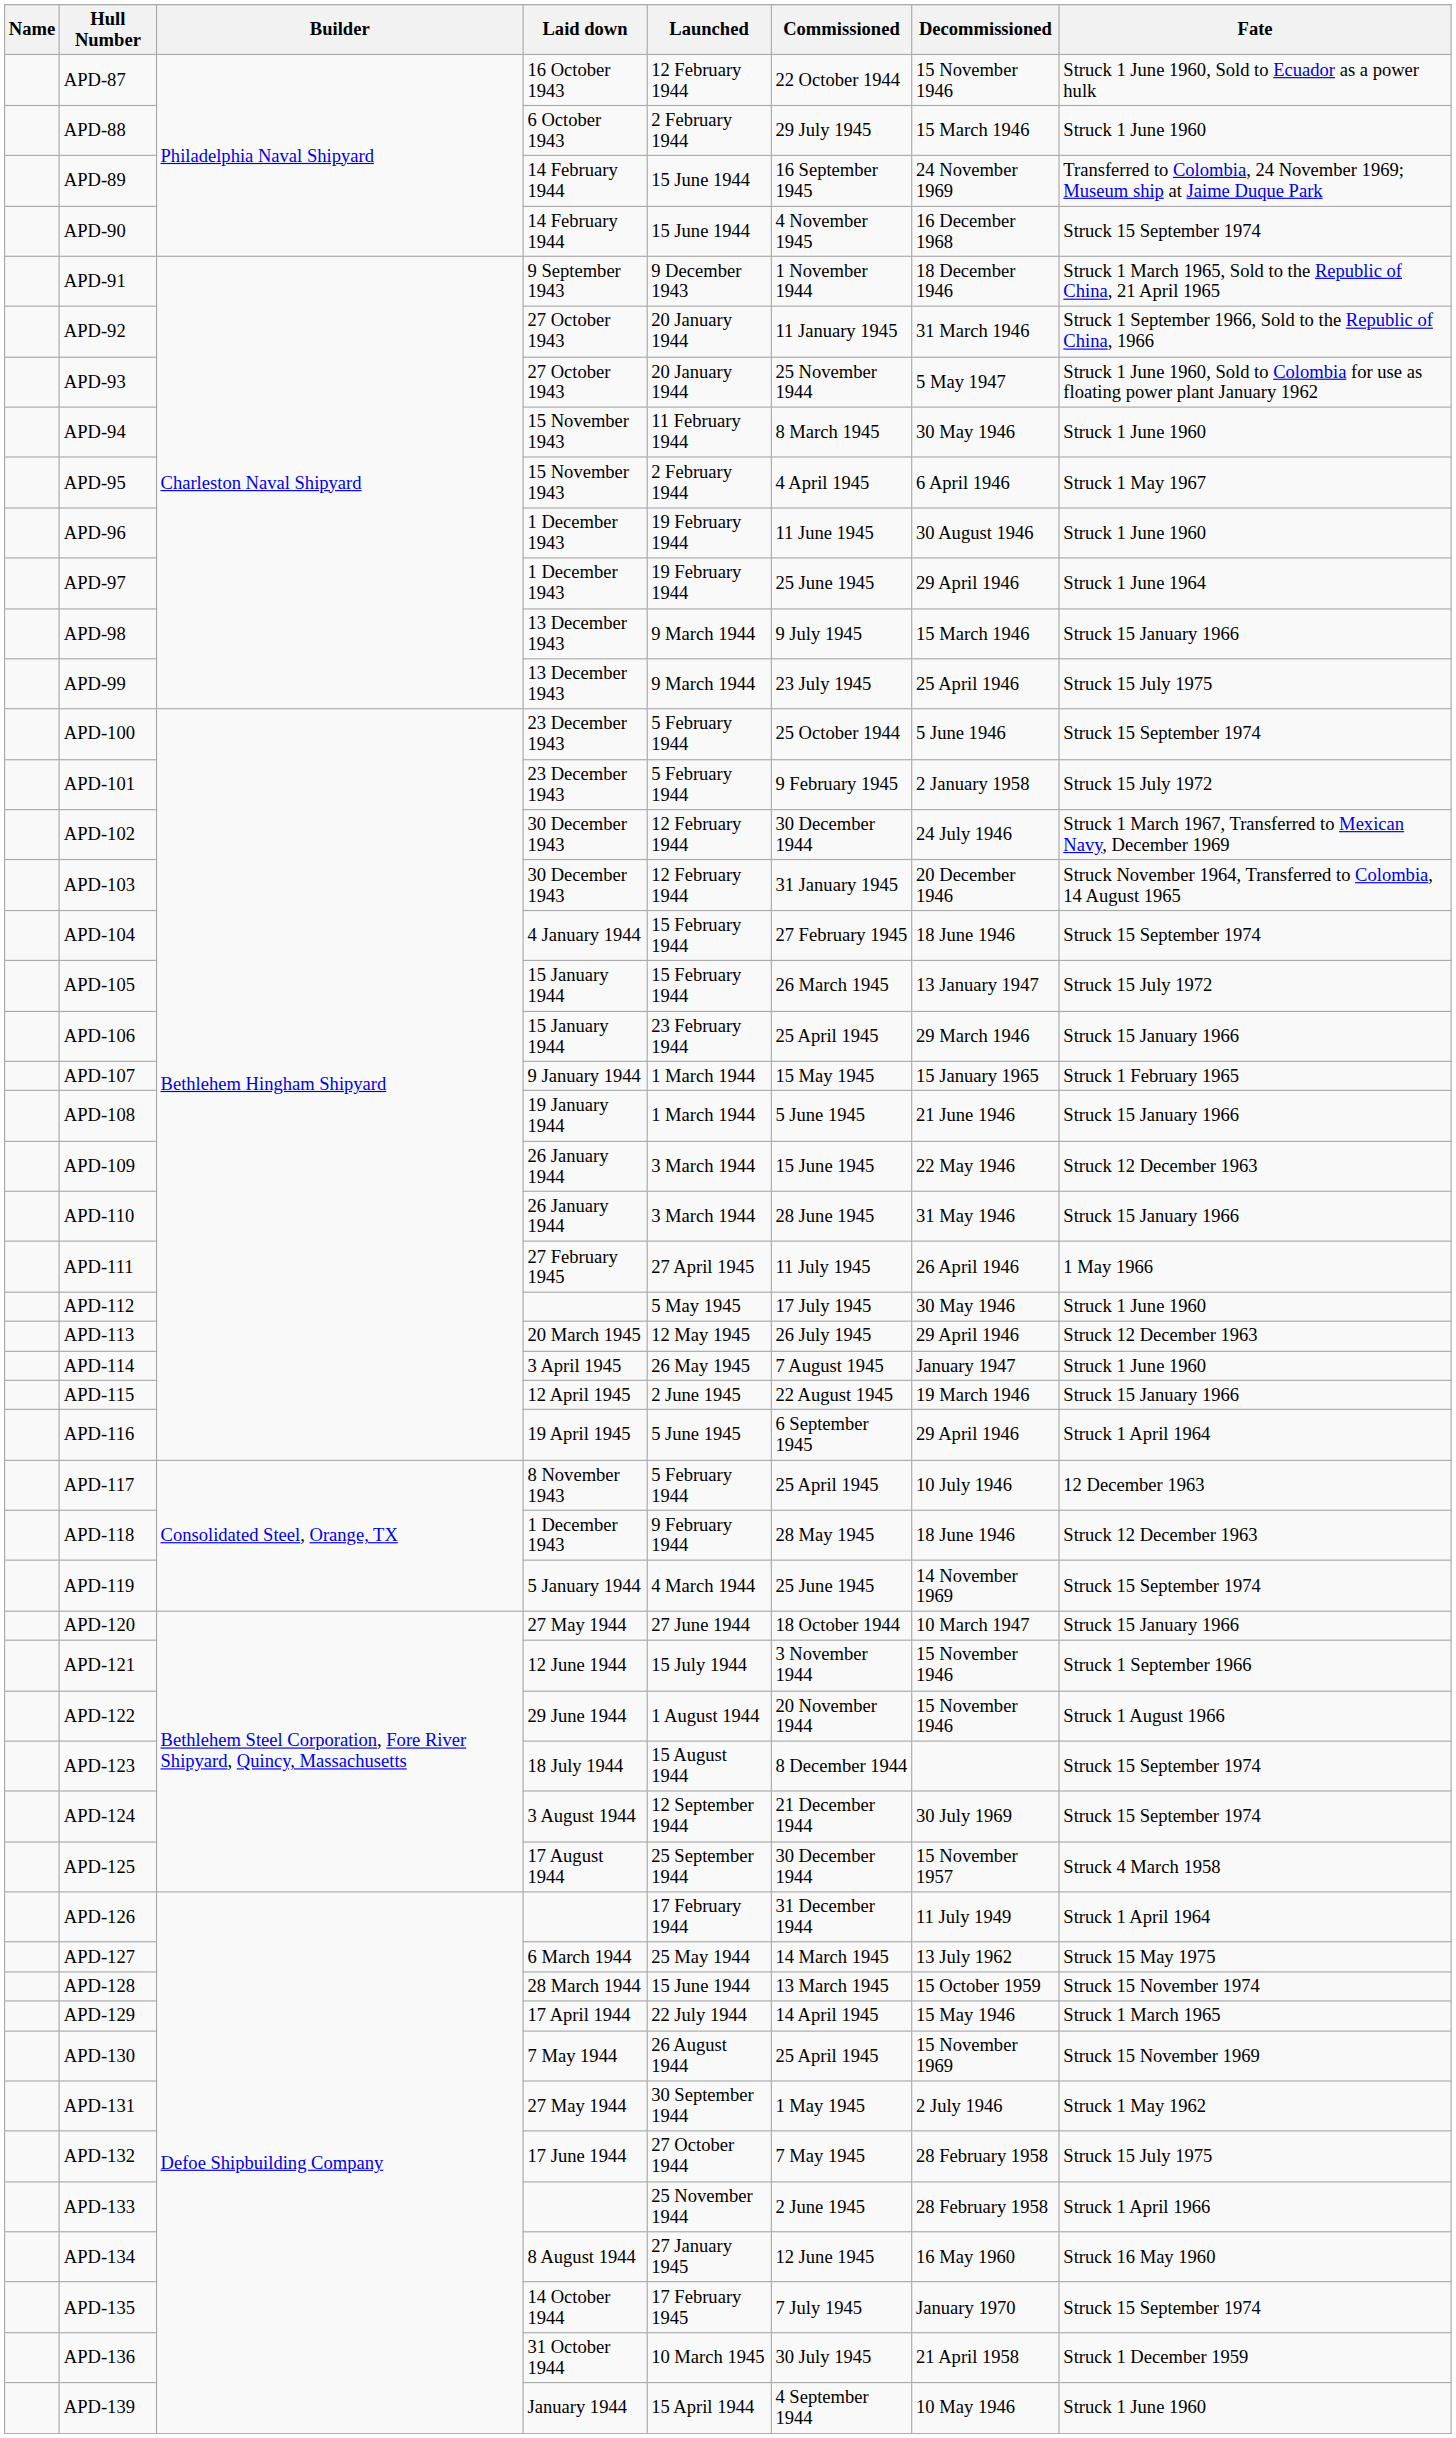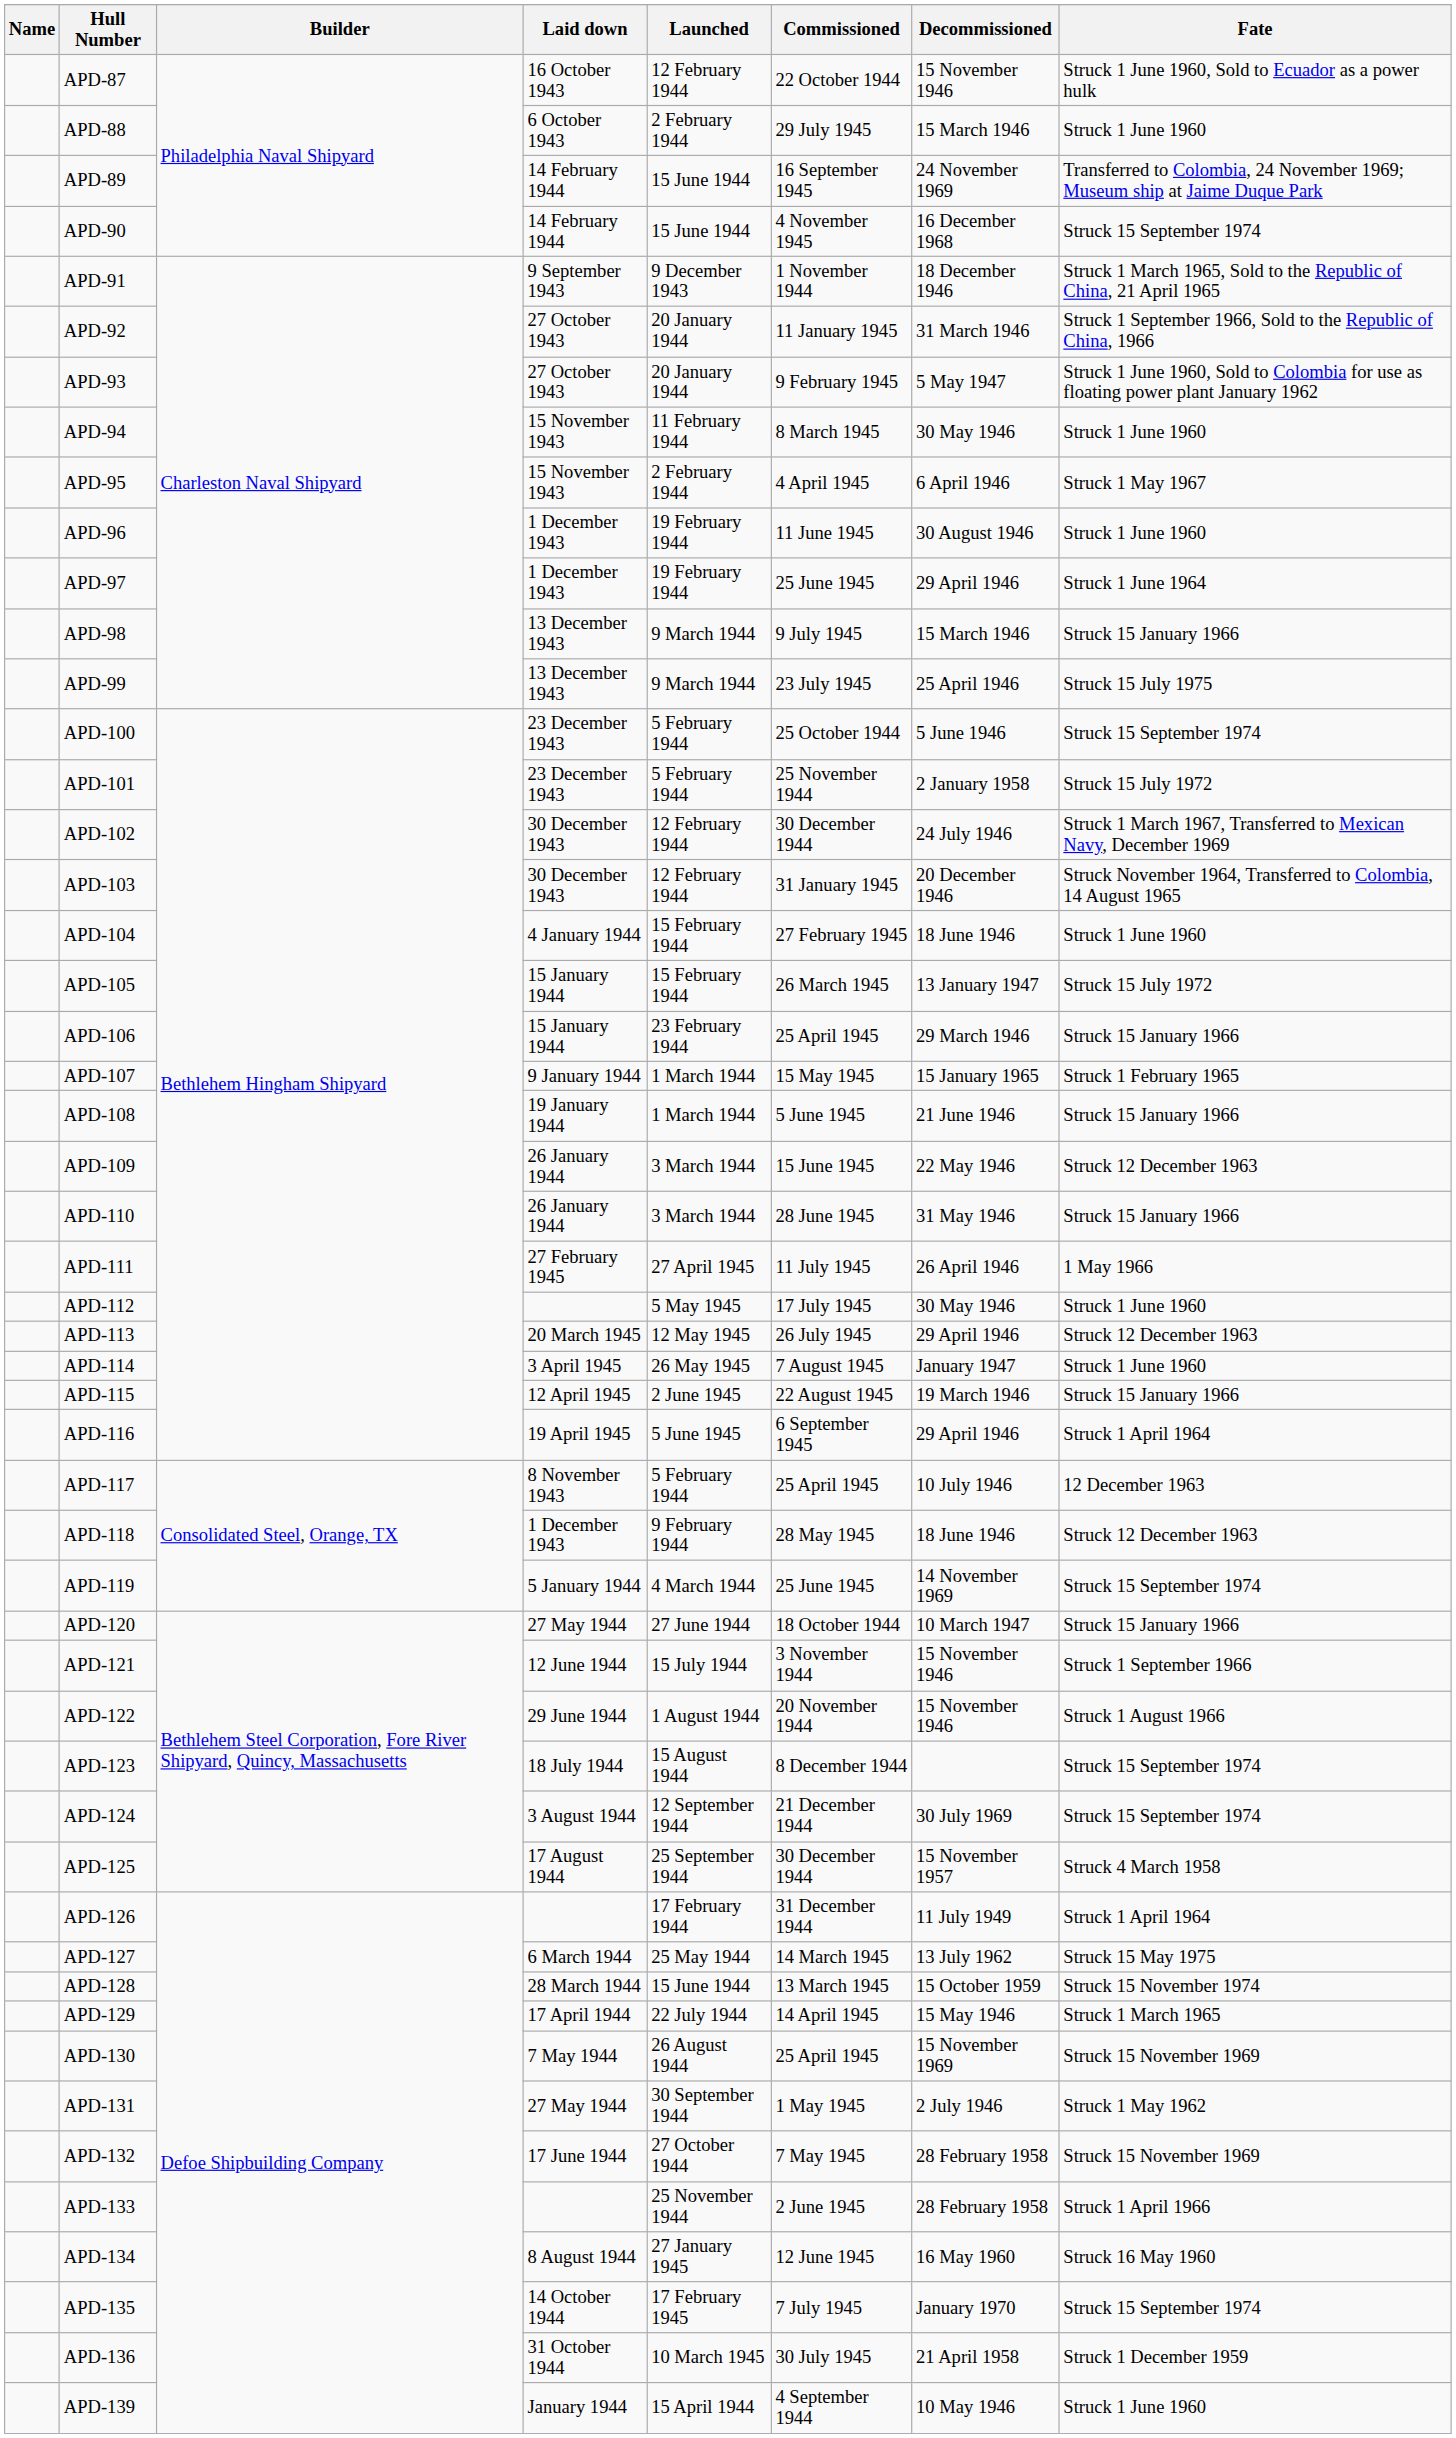(826, 381) 25 November 1944 -> (837, 381) 9 February 1945
(837, 784) 9 February 1945 -> (826, 784) 25 November 1944
(1162, 935) Struck 15 September 1974 -> (1135, 935) Struck 1 June 1960
(1138, 2156) Struck 15 July 1975 -> (1162, 2156) Struck 15 November 1969
